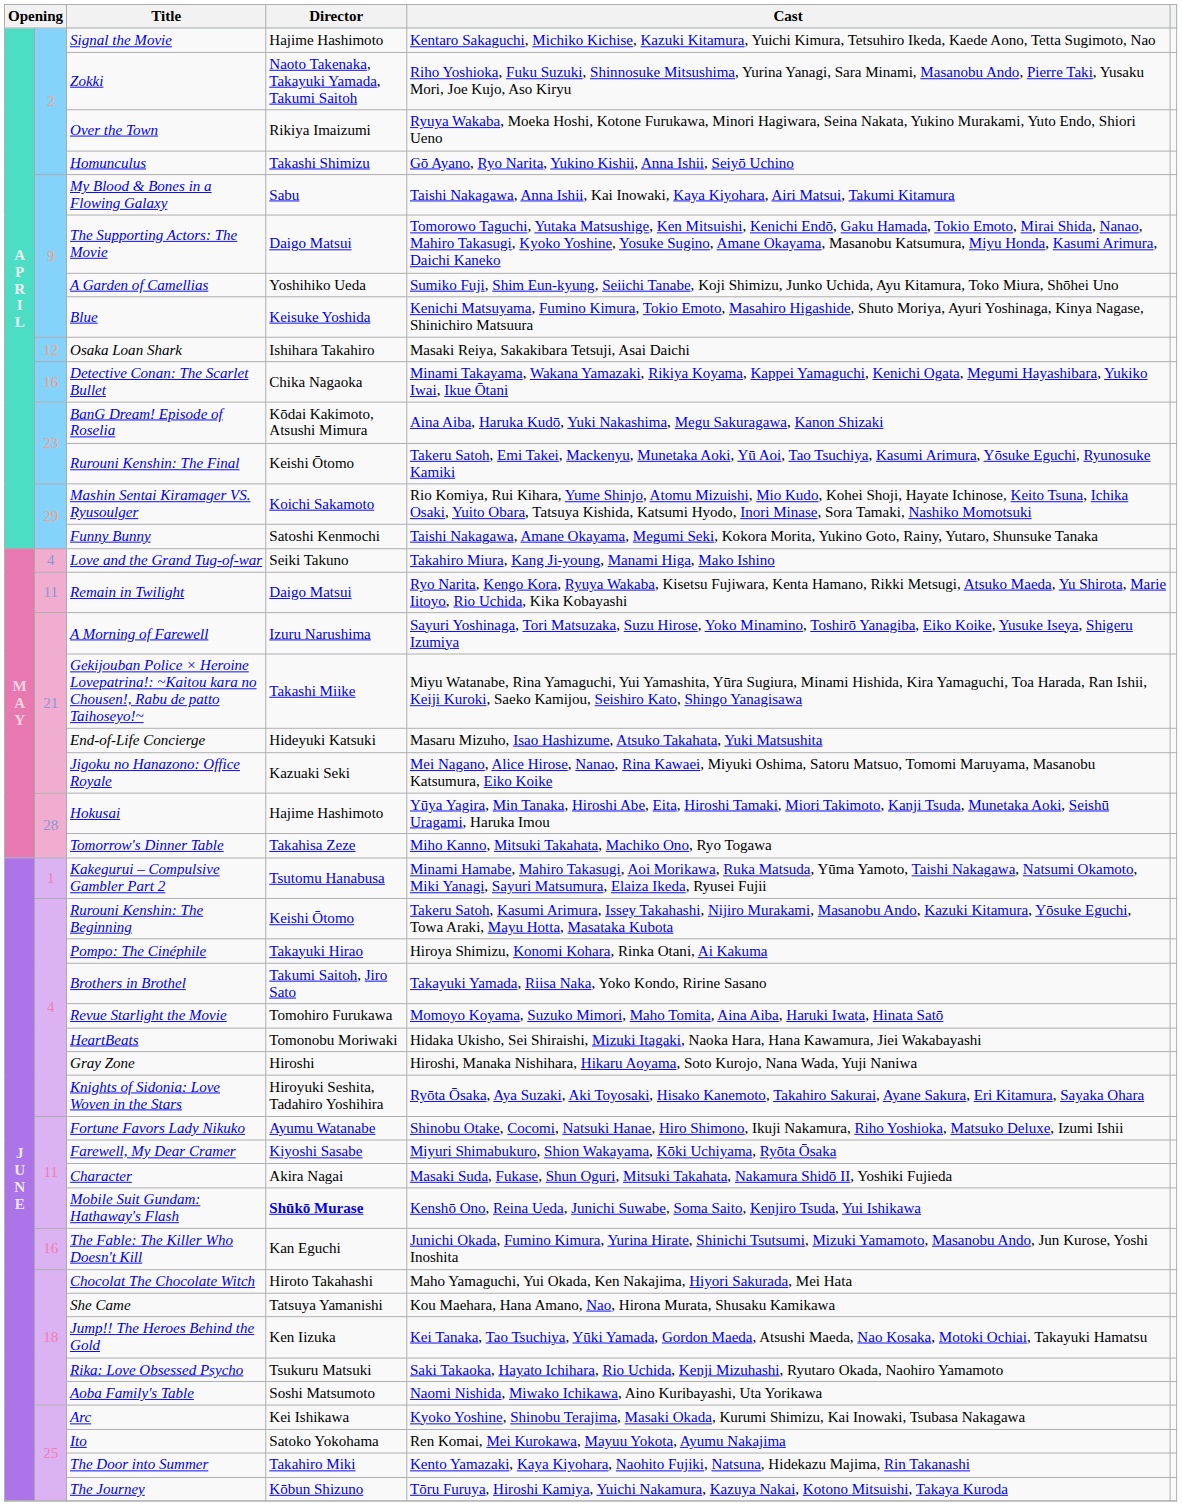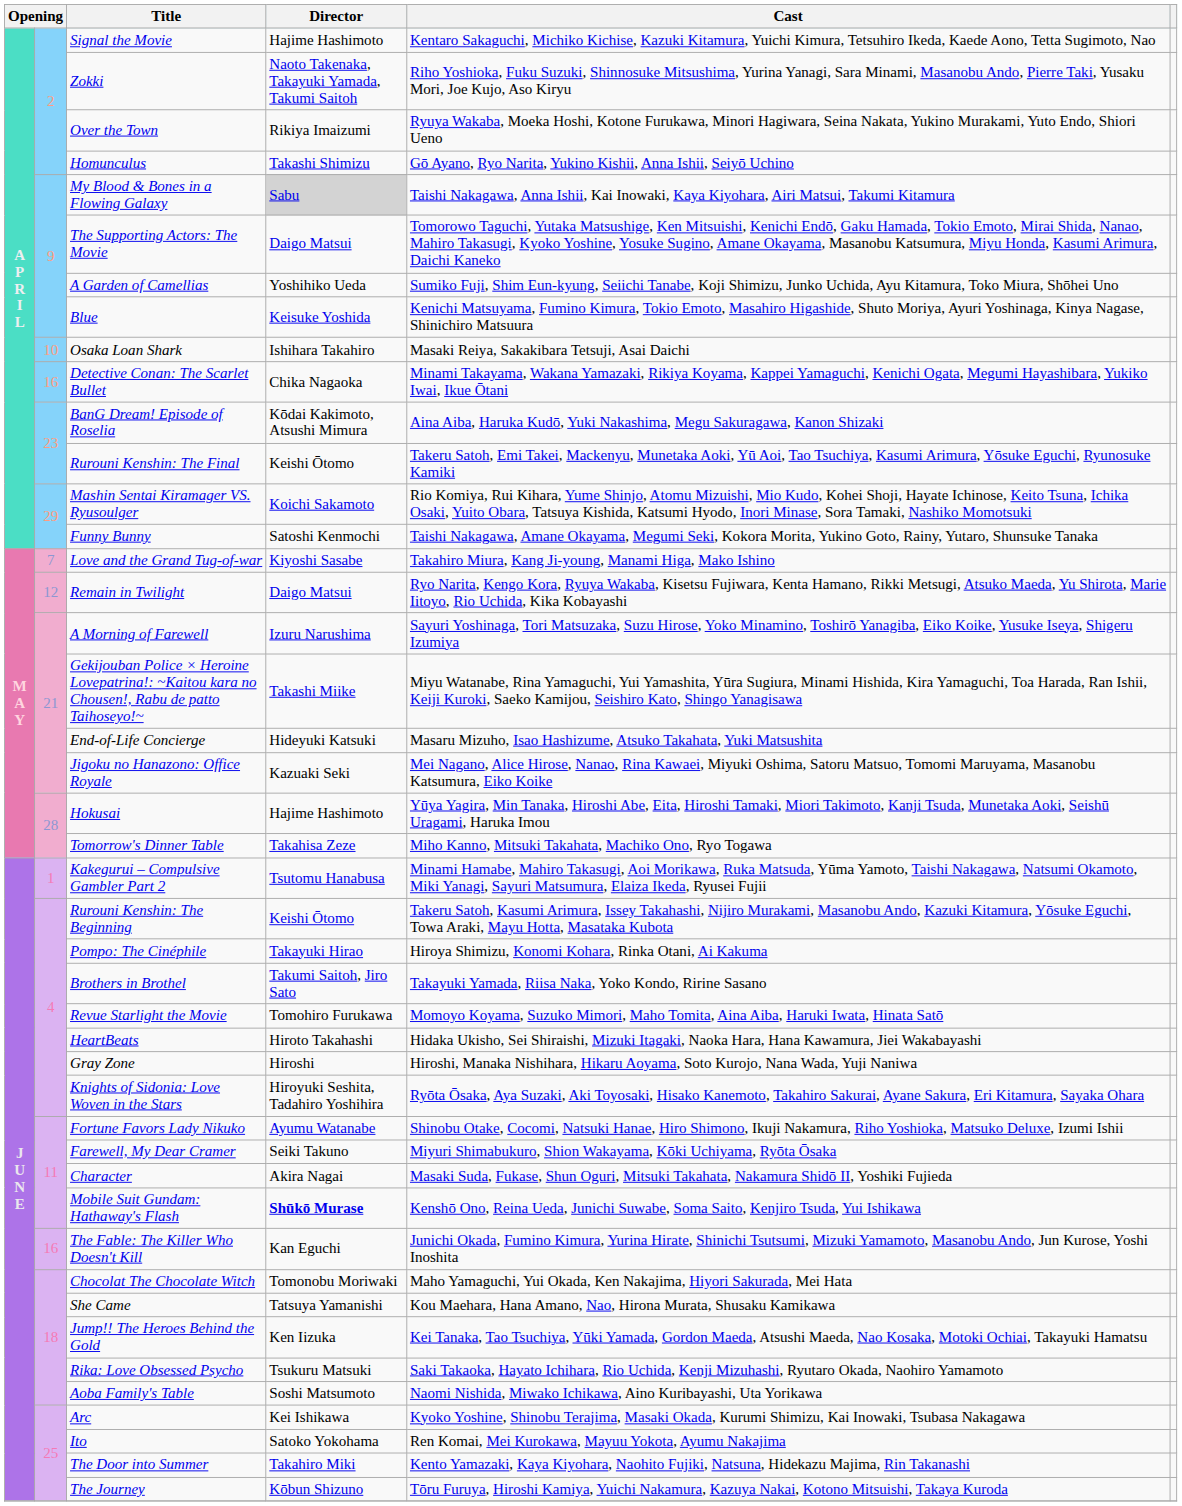(284, 194) no background -> (284, 194) lightgrey background
(51, 349) 12 -> (51, 349) 10
(51, 560) 4 -> (51, 560) 7
(309, 560) Seiki Takuno -> (316, 560) Kiyoshi Sasabe
(51, 592) 11 -> (51, 592) 12
(333, 1039) Tomonobu Moriwaki -> (321, 1039) Hiroto Takahashi
(316, 1151) Kiyoshi Sasabe -> (309, 1151) Seiki Takuno
(321, 1281) Hiroto Takahashi -> (333, 1281) Tomonobu Moriwaki
